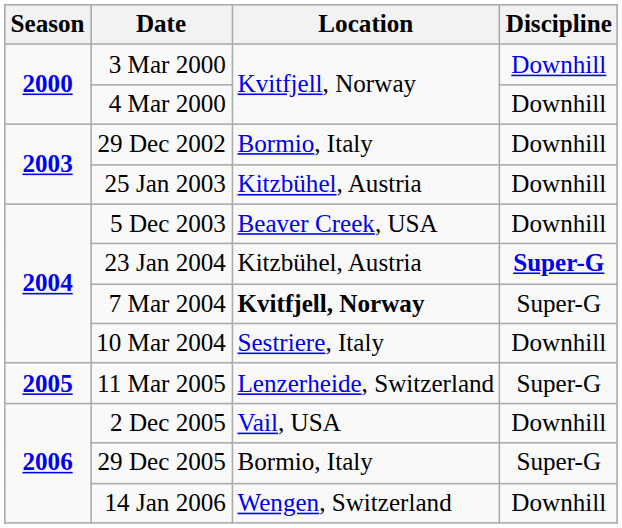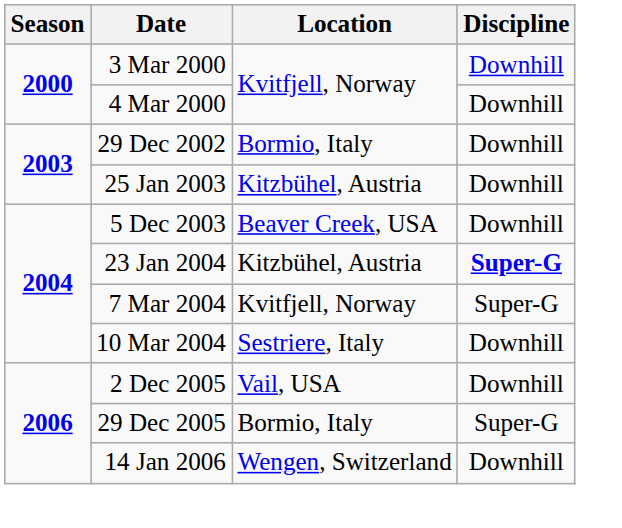(331, 303) bold -> (327, 303) normal
- row: (161, 382)
